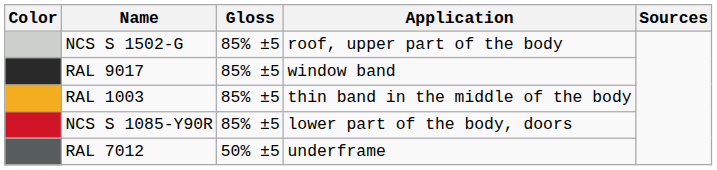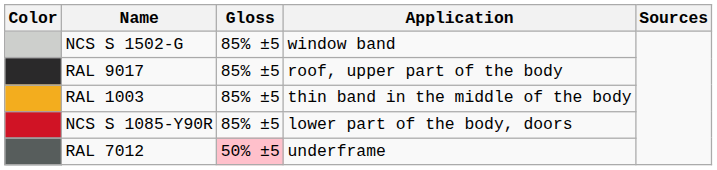(425, 45) roof, upper part of the body -> (342, 45) window band
(342, 71) window band -> (425, 71) roof, upper part of the body
(250, 151) no background -> (250, 151) pink background
